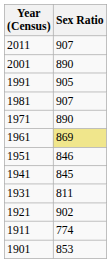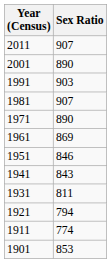(65, 82) 905 -> (65, 82) 903
(65, 138) khaki background -> (65, 138) no background
(65, 175) 845 -> (65, 175) 843
(65, 212) 902 -> (65, 212) 794
